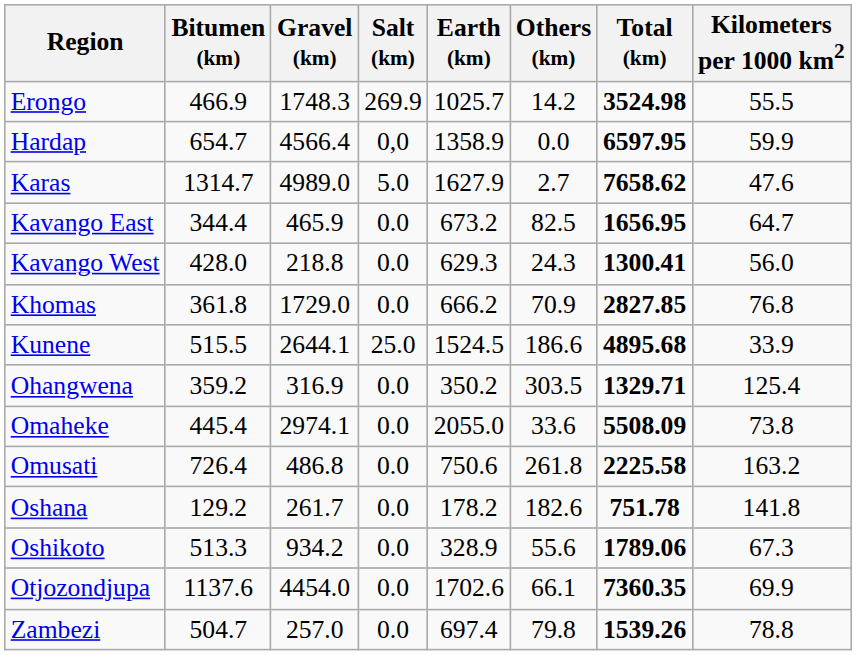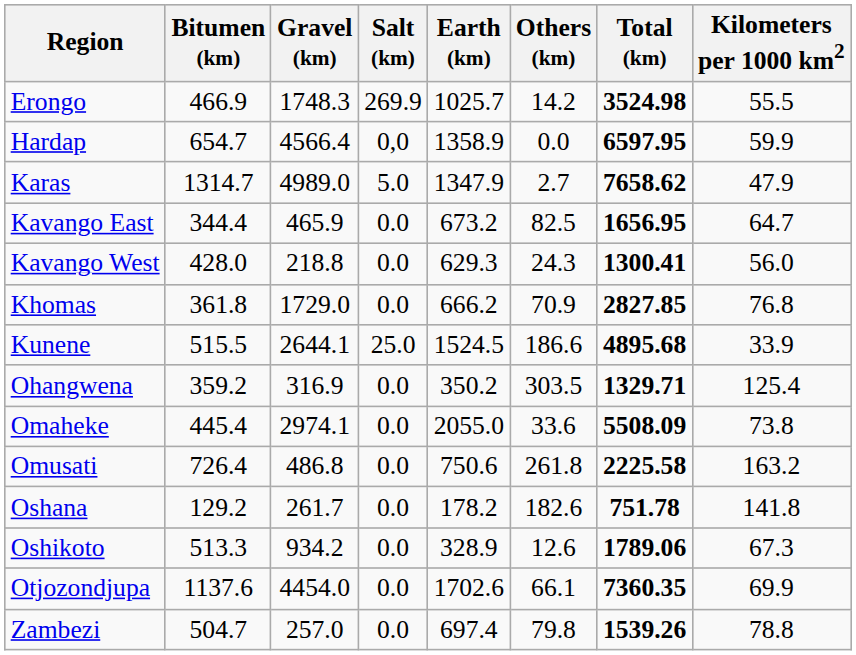(469, 182) 1627.9 -> (469, 182) 1347.9
(771, 182) 47.6 -> (771, 182) 47.9
(554, 547) 55.6 -> (554, 547) 12.6
